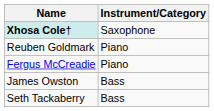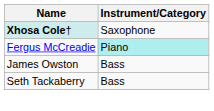- row: (51, 47)
(114, 64) no background -> (114, 47) paleturquoise background
